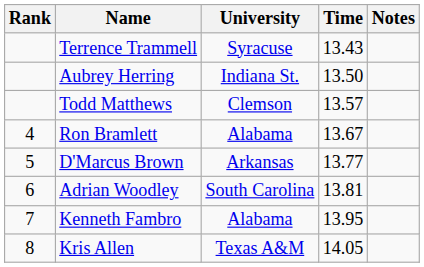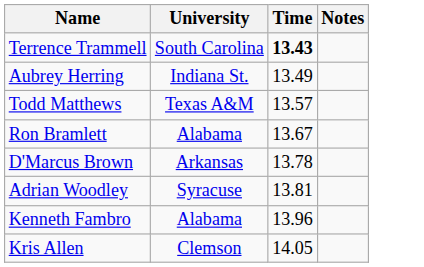- column: (30, 18)
(260, 47) Syracuse -> (209, 47) South Carolina
(343, 47) normal -> (293, 47) bold
(343, 76) 13.50 -> (293, 76) 13.49
(260, 104) Clemson -> (209, 104) Texas A&M
(343, 162) 13.77 -> (293, 162) 13.78
(260, 190) South Carolina -> (209, 190) Syracuse
(343, 219) 13.95 -> (293, 219) 13.96
(260, 248) Texas A&M -> (209, 248) Clemson
